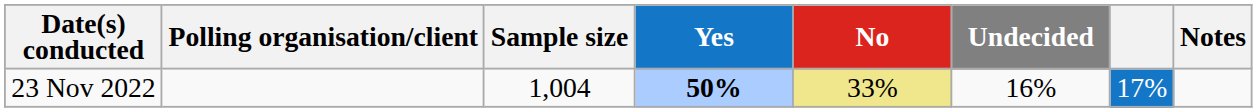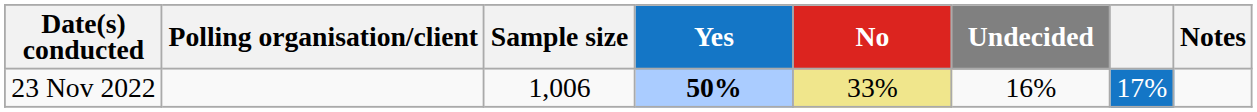(560, 87) 1,004 -> (560, 87) 1,006
